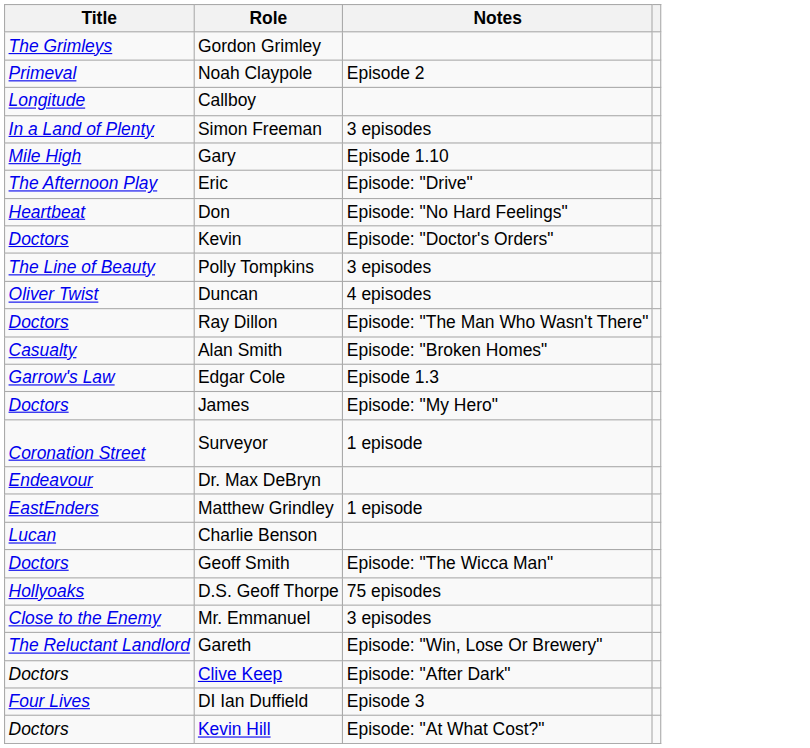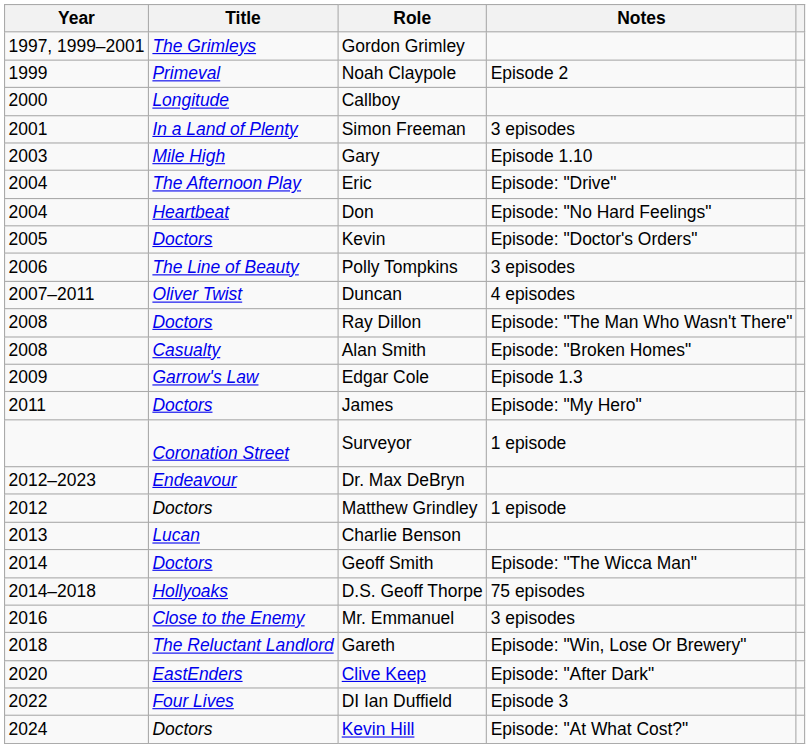+ column: (76, 18)
(54, 508) EastEnders -> (182, 508) Doctors
(39, 674) Doctors -> (197, 674) EastEnders
